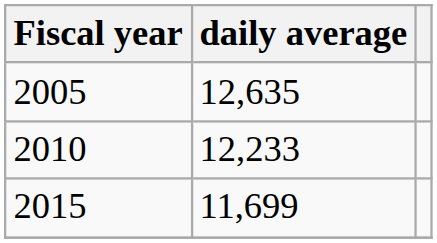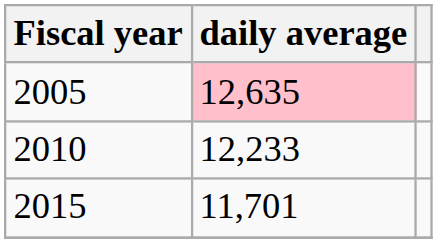(250, 91) no background -> (250, 91) pink background
(249, 206) 11,699 -> (249, 206) 11,701
